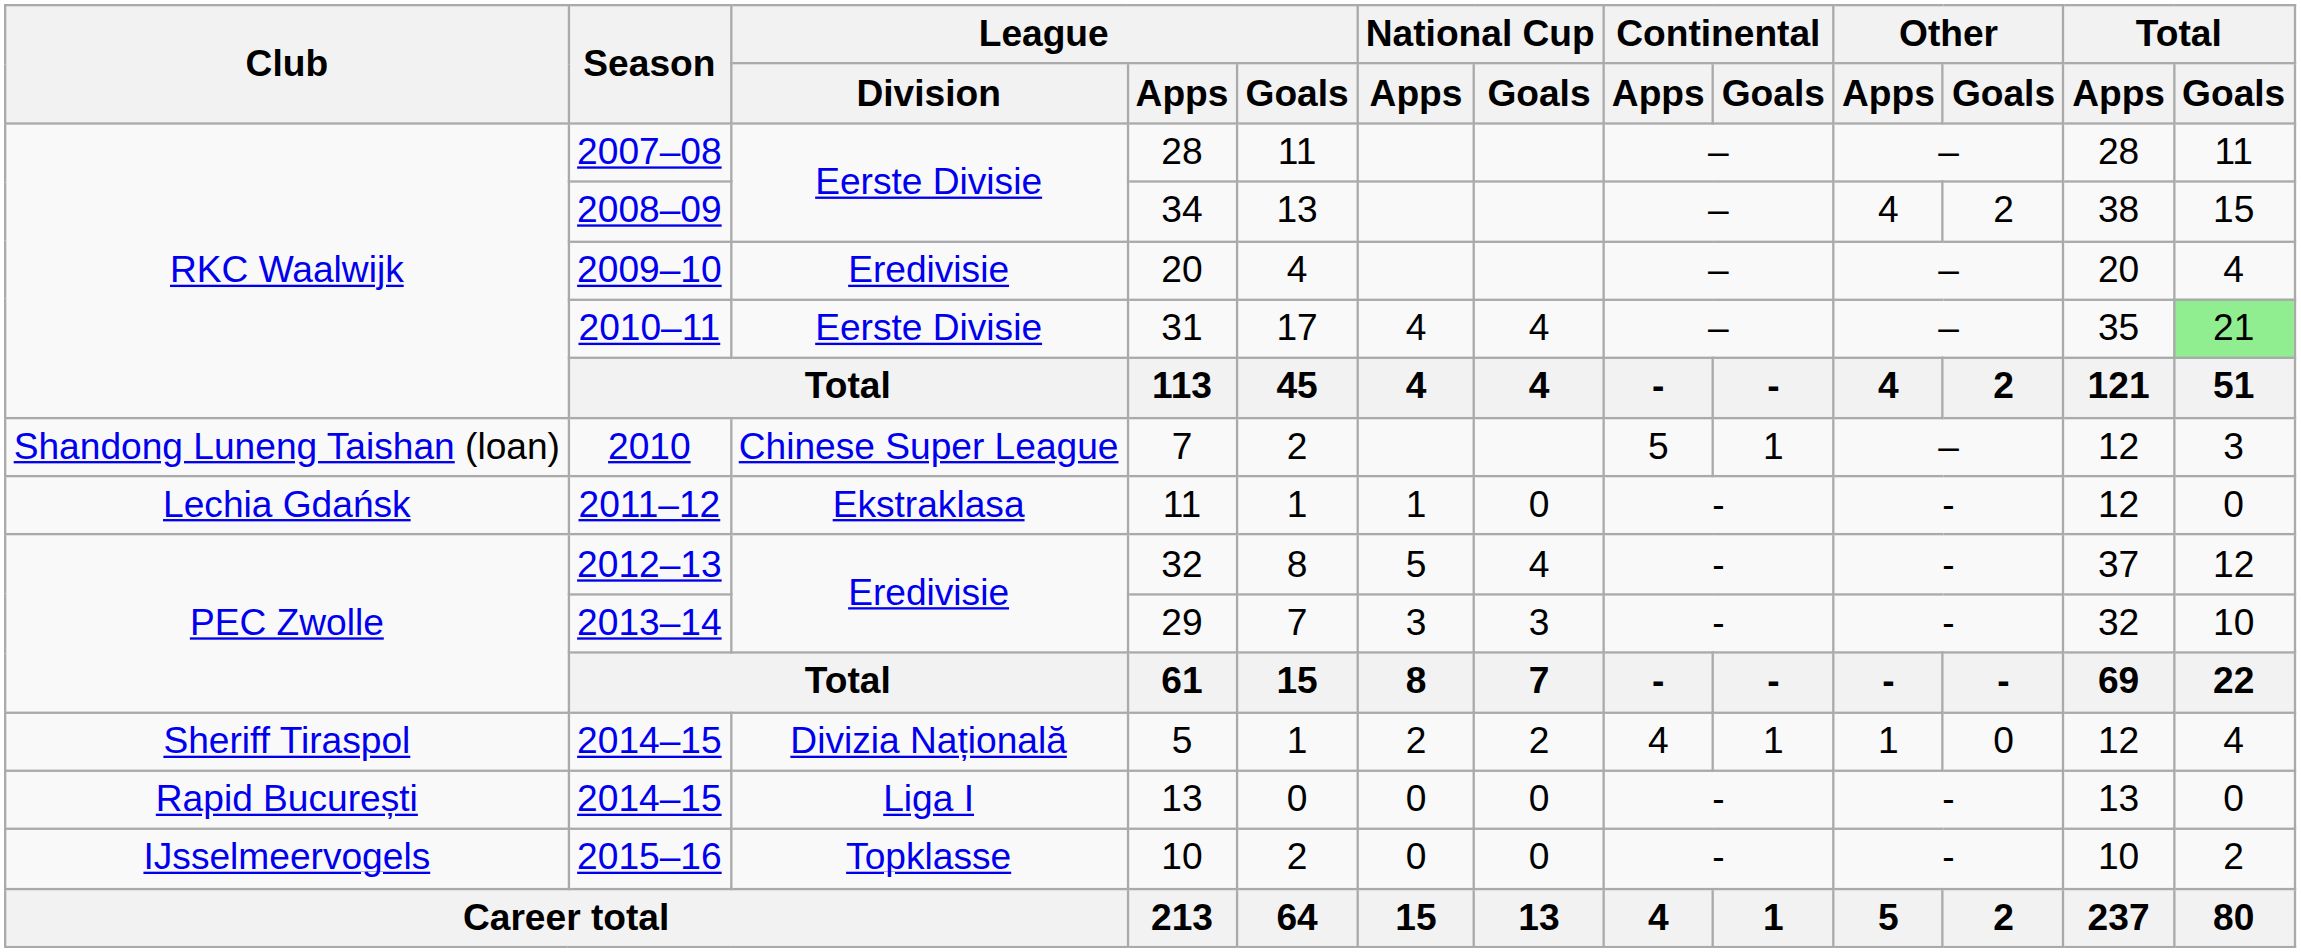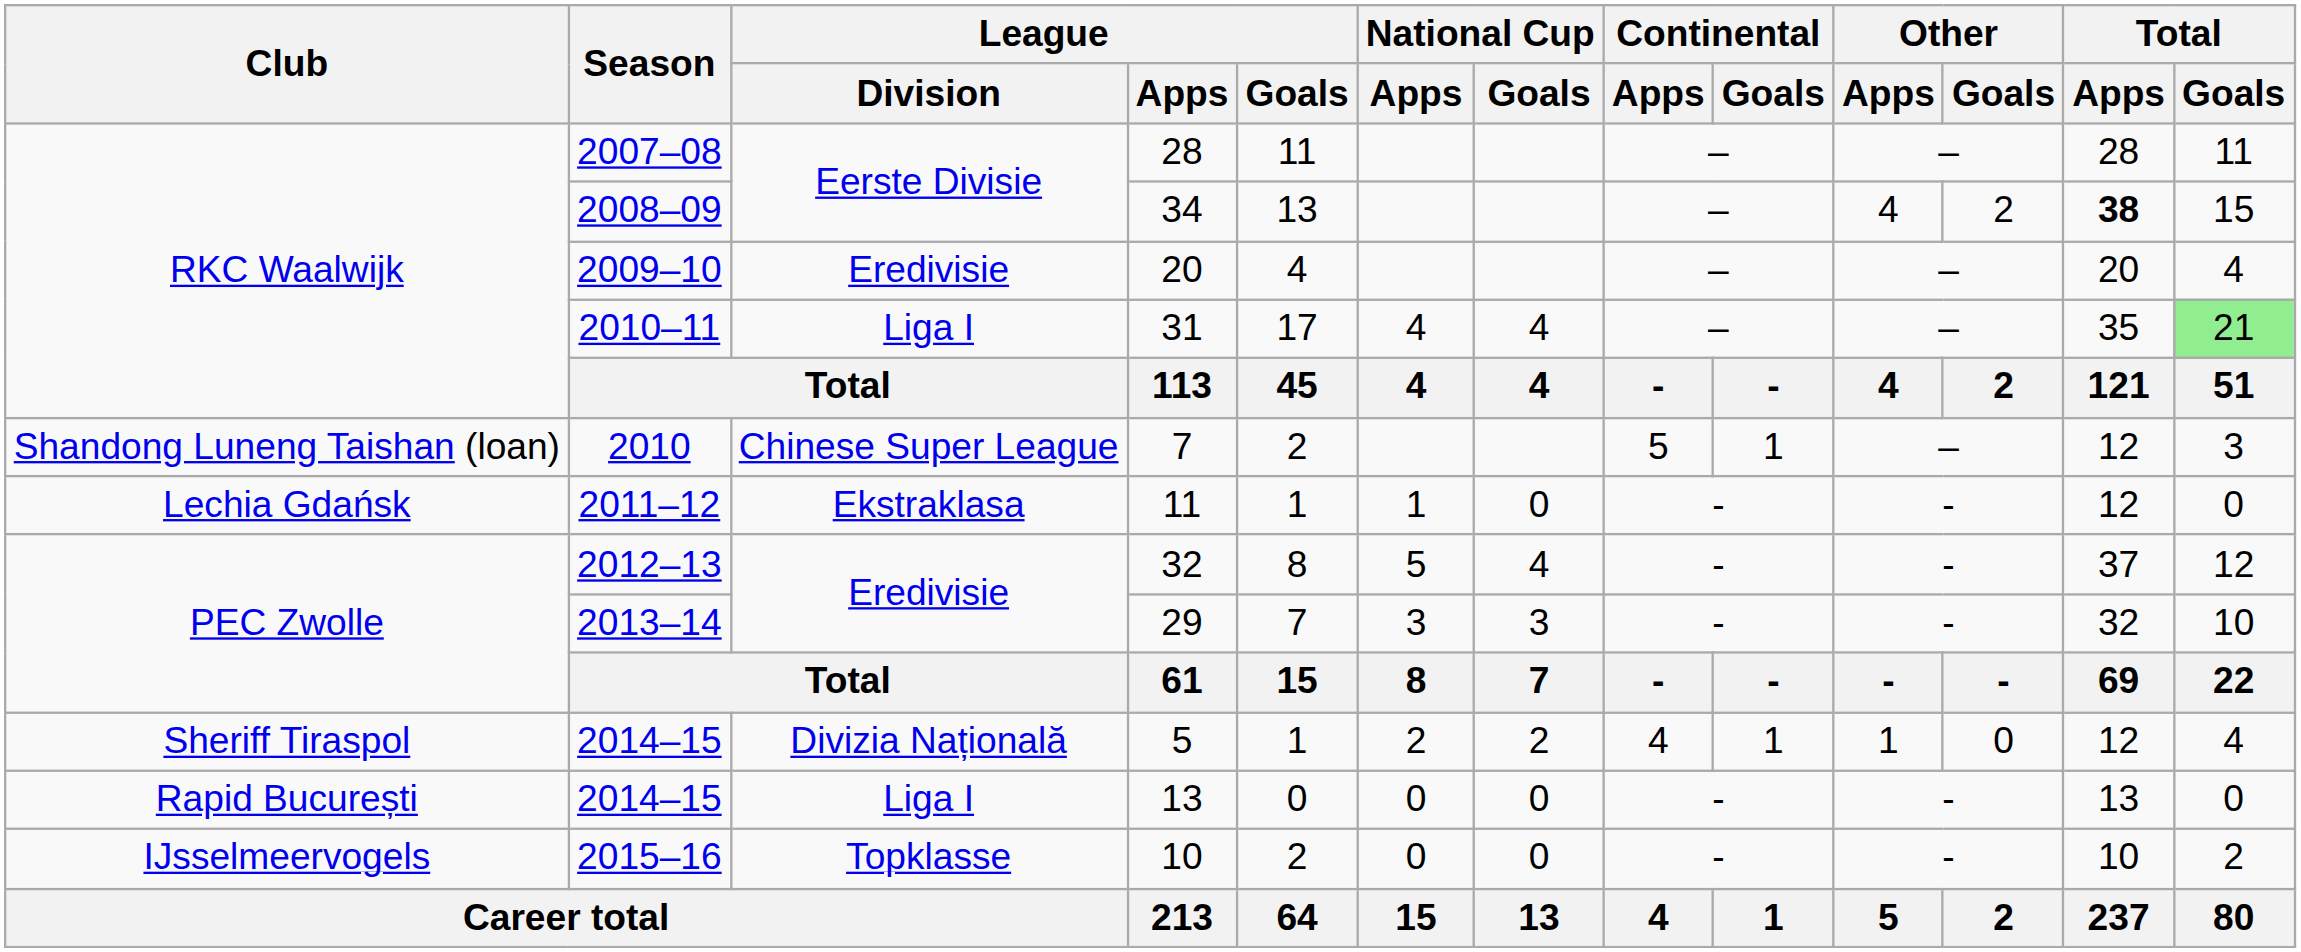(2119, 210) normal -> (2119, 210) bold
(929, 328) Eerste Divisie -> (929, 328) Liga I
